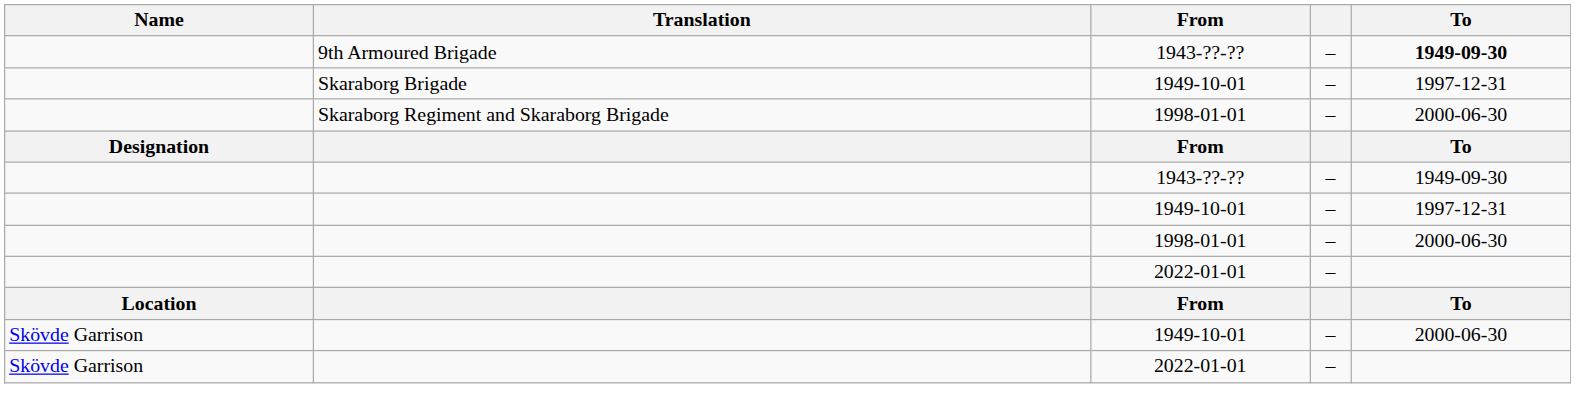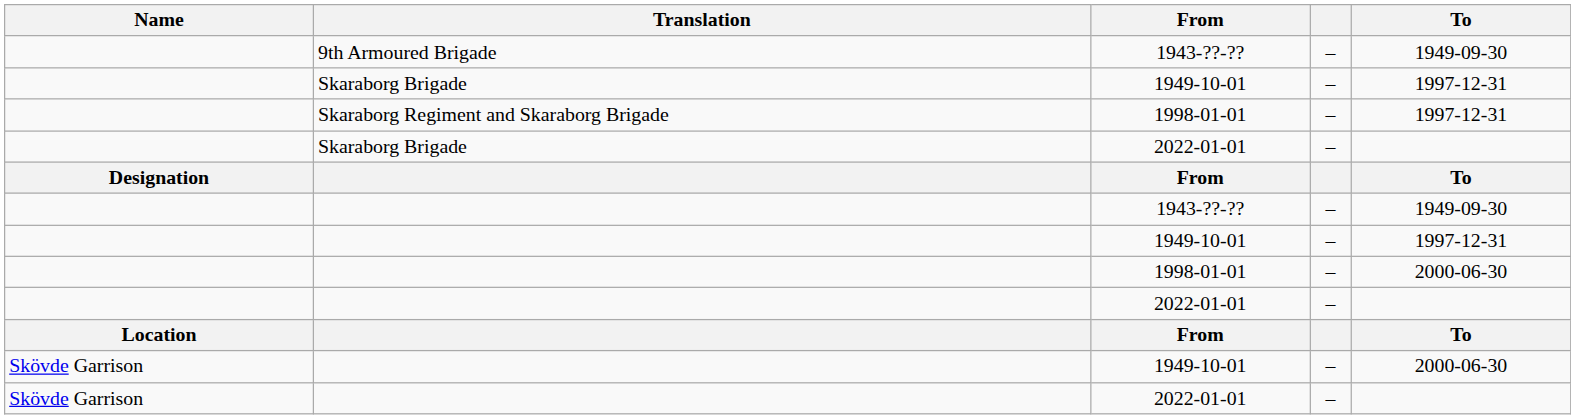(1461, 51) bold -> (1461, 51) normal
(1461, 114) 2000-06-30 -> (1461, 114) 1997-12-31
+ row: (392, 146)
